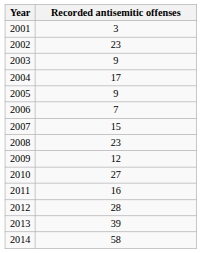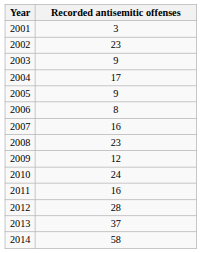(116, 110) 7 -> (116, 110) 8
(116, 126) 15 -> (116, 126) 16
(116, 175) 27 -> (116, 175) 24
(116, 223) 39 -> (116, 223) 37
